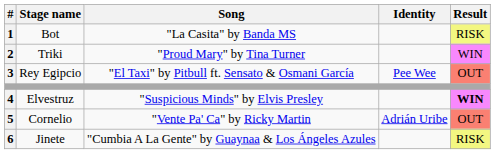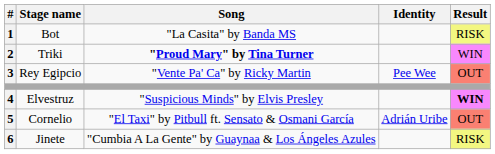(231, 53) normal -> (231, 53) bold
(231, 73) "El Taxi" by Pitbull ft. Sensato & Osmani García -> (231, 73) "Vente Pa' Ca" by Ricky Martin
(231, 119) "Vente Pa' Ca" by Ricky Martin -> (231, 119) "El Taxi" by Pitbull ft. Sensato & Osmani García
